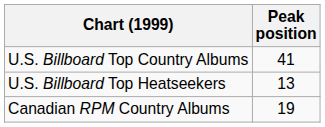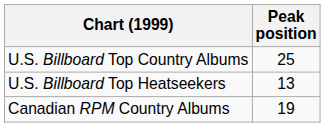(286, 59) 41 -> (286, 59) 25
